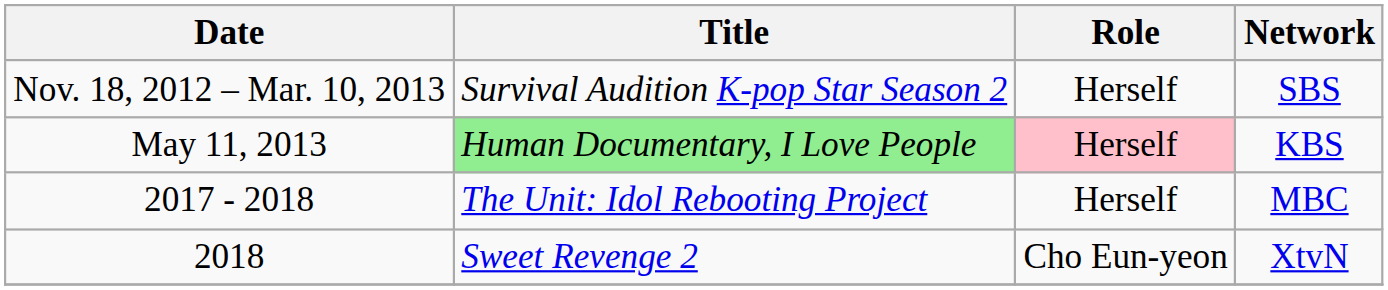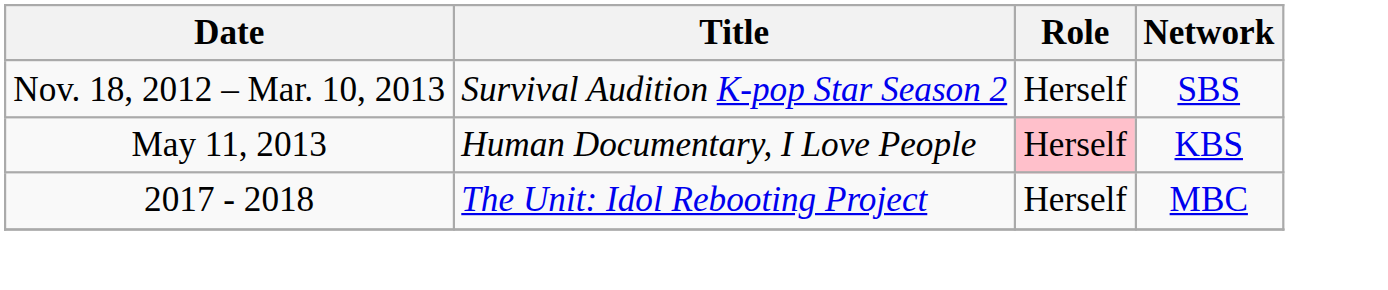(719, 144) lightgreen background -> (719, 144) no background
- row: (229, 255)
